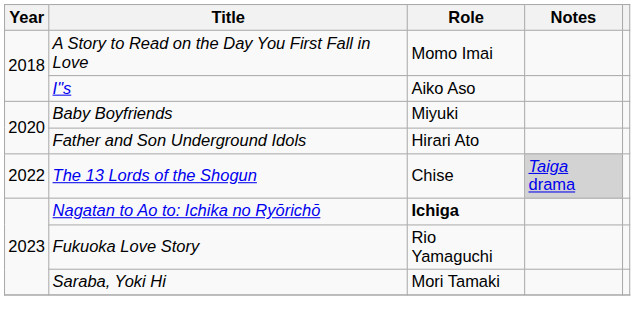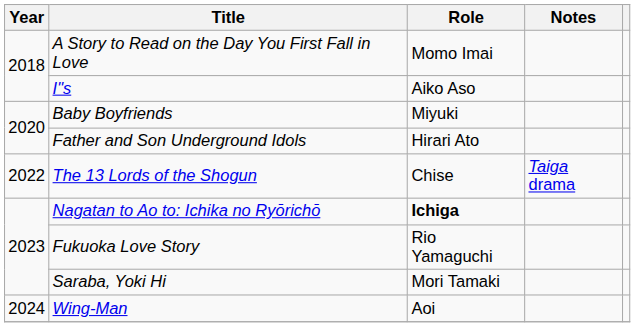(552, 176) lightgrey background -> (552, 176) no background
+ row: (90, 308)
